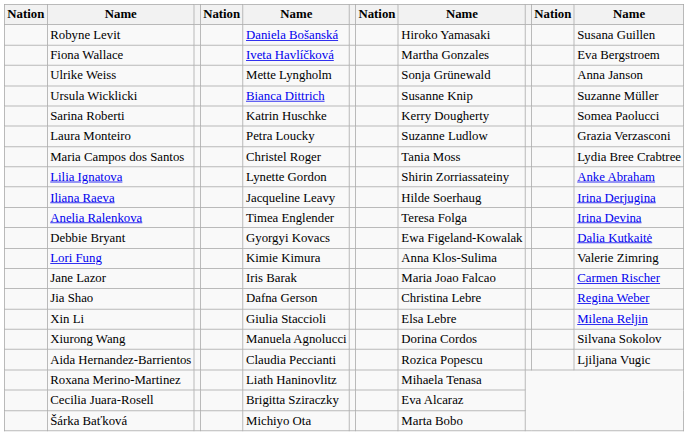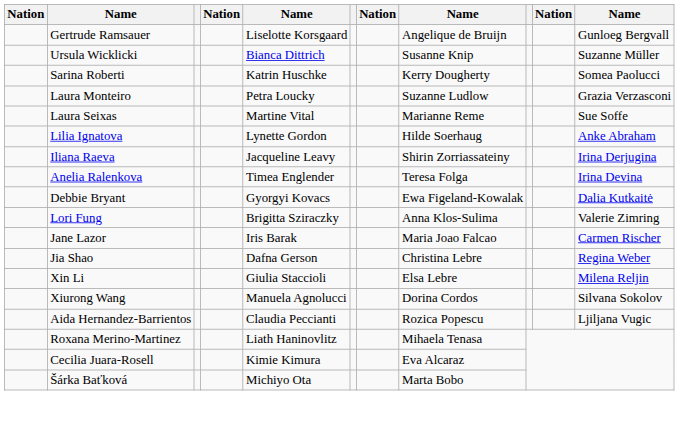- row: (85, 34)
- row: (87, 55)
+ row: (100, 34)
- row: (83, 75)
- row: (117, 156)
+ row: (83, 116)
(455, 177) Shirin Zorriassateiny -> (442, 136) Hilde Soerhaug
(441, 197) Hilde Soerhaug -> (456, 156) Shirin Zorriassateiny
(283, 258) Kimie Kimura -> (292, 217) Brigitta Sziraczky
(292, 400) Brigitta Sziraczky -> (283, 359) Kimie Kimura
